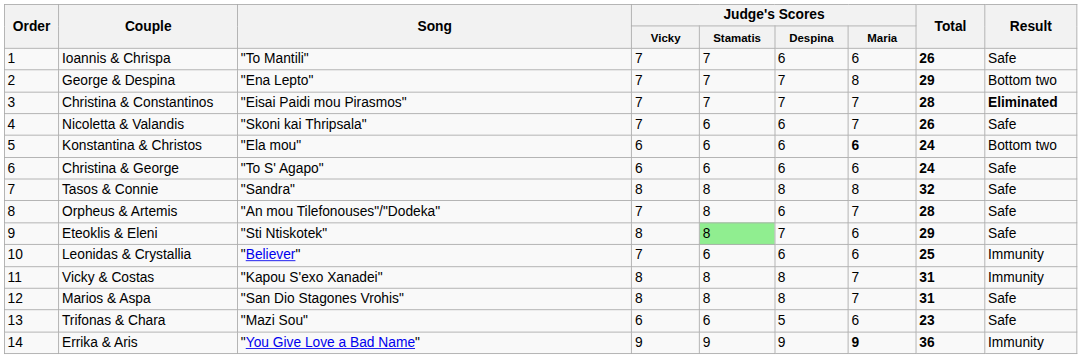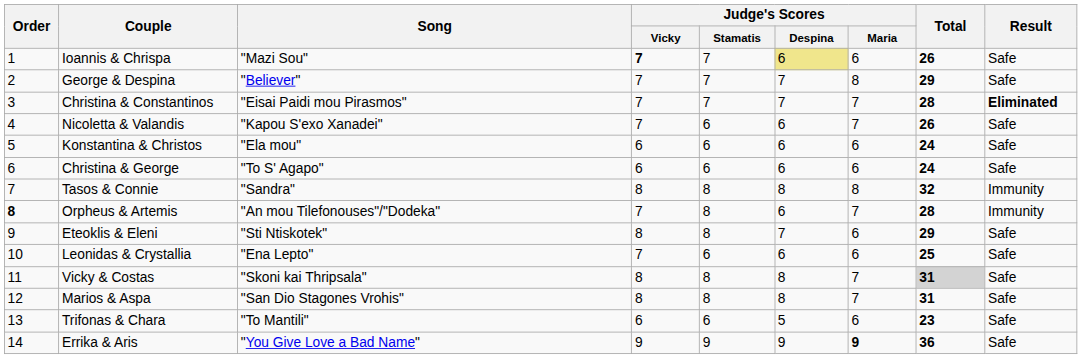(275, 59) "To Mantili" -> (274, 59) "Mazi Sou"
(639, 59) normal -> (639, 59) bold
(782, 59) no background -> (782, 59) khaki background
(277, 80) "Ena Lepto" -> (271, 80) "Believer"
(1022, 80) Bottom two -> (1002, 80) Safe
(304, 124) "Skoni kai Thripsala" -> (312, 124) "Kapou S'exo Xanadei"
(855, 146) bold -> (855, 146) normal
(1022, 146) Bottom two -> (1002, 146) Safe
(1002, 189) Safe -> (1016, 189) Immunity
(11, 211) normal -> (11, 211) bold
(1002, 211) Safe -> (1016, 211) Immunity
(707, 233) lightgreen background -> (707, 233) no background
(271, 255) "Believer" -> (277, 255) "Ena Lepto"
(1016, 255) Immunity -> (1002, 255) Safe
(312, 277) "Kapou S'exo Xanadei" -> (304, 277) "Skoni kai Thripsala"
(927, 277) no background -> (927, 277) lightgrey background
(1016, 277) Immunity -> (1002, 277) Safe
(274, 320) "Mazi Sou" -> (275, 320) "To Mantili"
(1016, 342) Immunity -> (1002, 342) Safe
